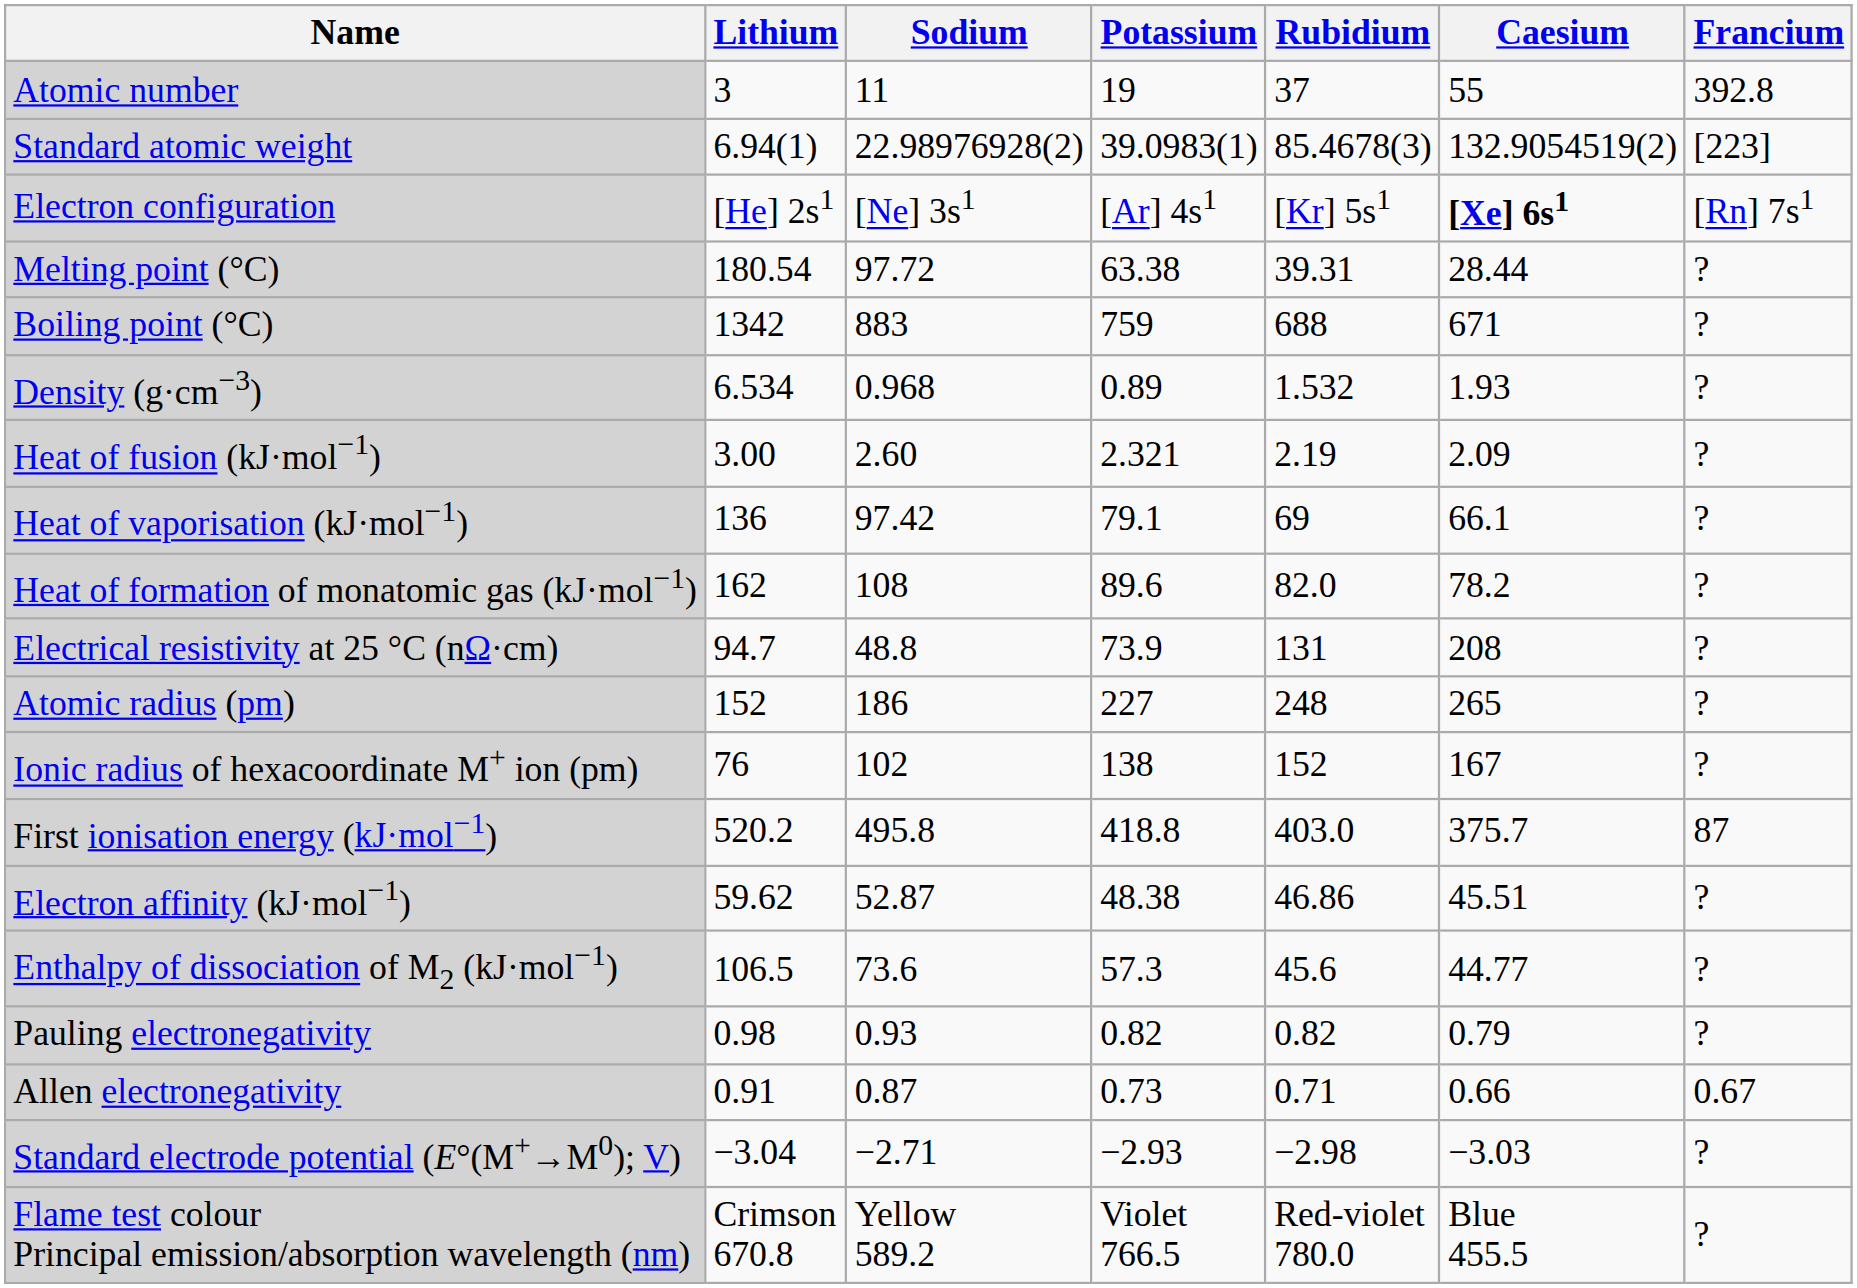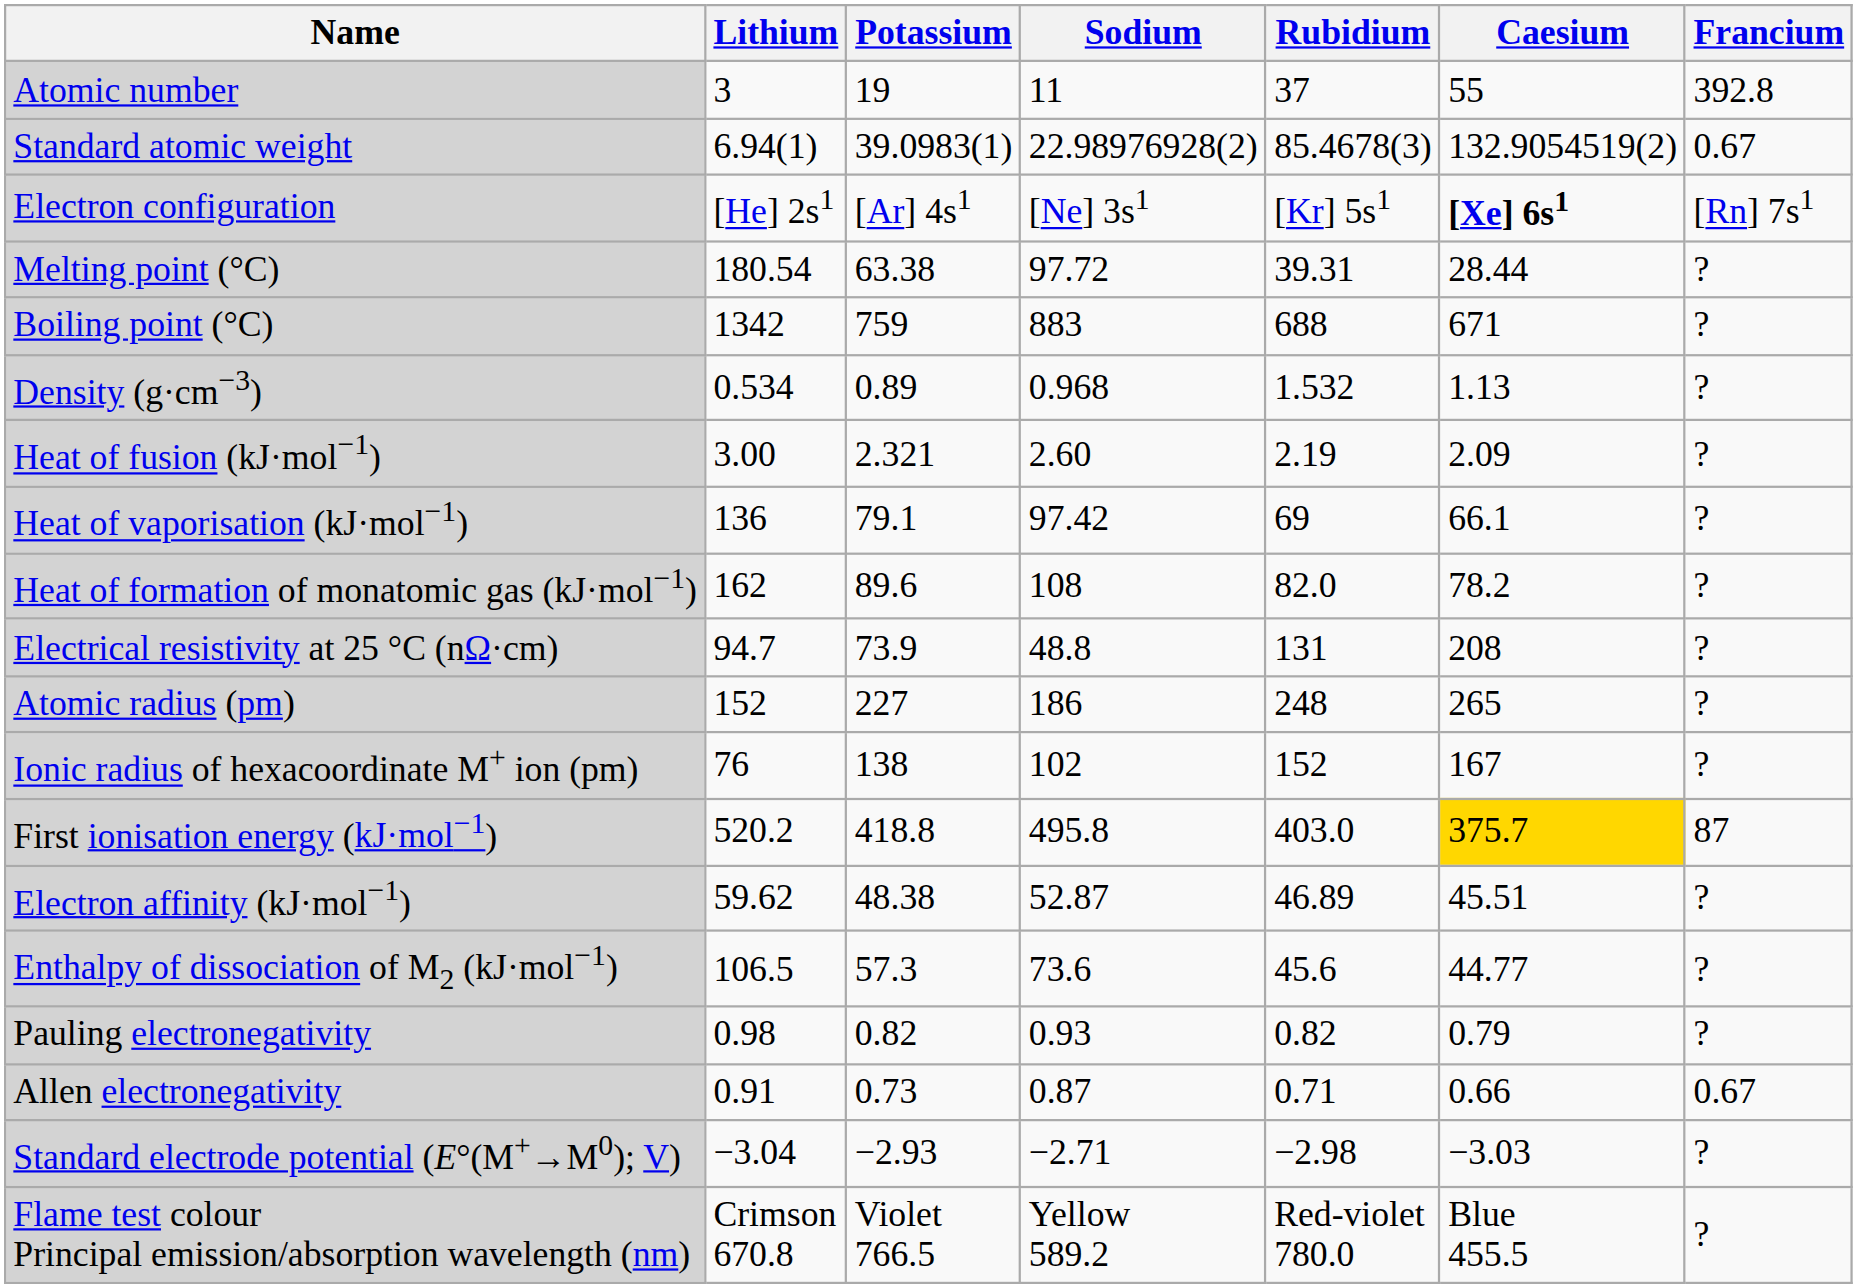columns swapped: (969, 32) <-> (1179, 32)
(1732, 145) [223] -> (1725, 145) 0.67
(754, 386) 6.534 -> (754, 386) 0.534
(1479, 386) 1.93 -> (1479, 386) 1.13
(1488, 831) no background -> (1488, 831) gold background
(1314, 897) 46.86 -> (1314, 897) 46.89
